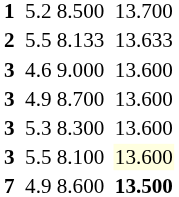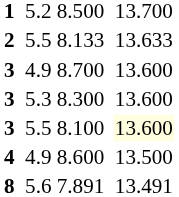- row: (81, 69)
(9, 185) 7 -> (9, 156) 4
(144, 185) bold -> (144, 156) normal
+ row: (81, 185)
